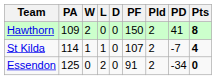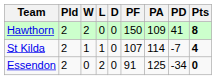columns swapped: (157, 13) <-> (70, 13)
